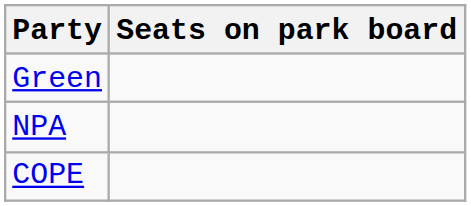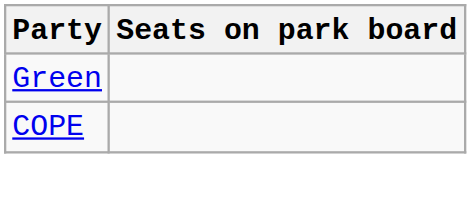- row: (39, 127)
